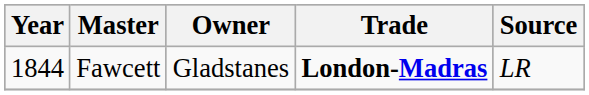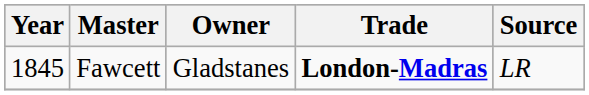(38, 67) 1844 -> (38, 67) 1845
